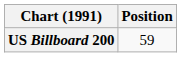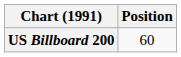(147, 39) 59 -> (147, 39) 60
